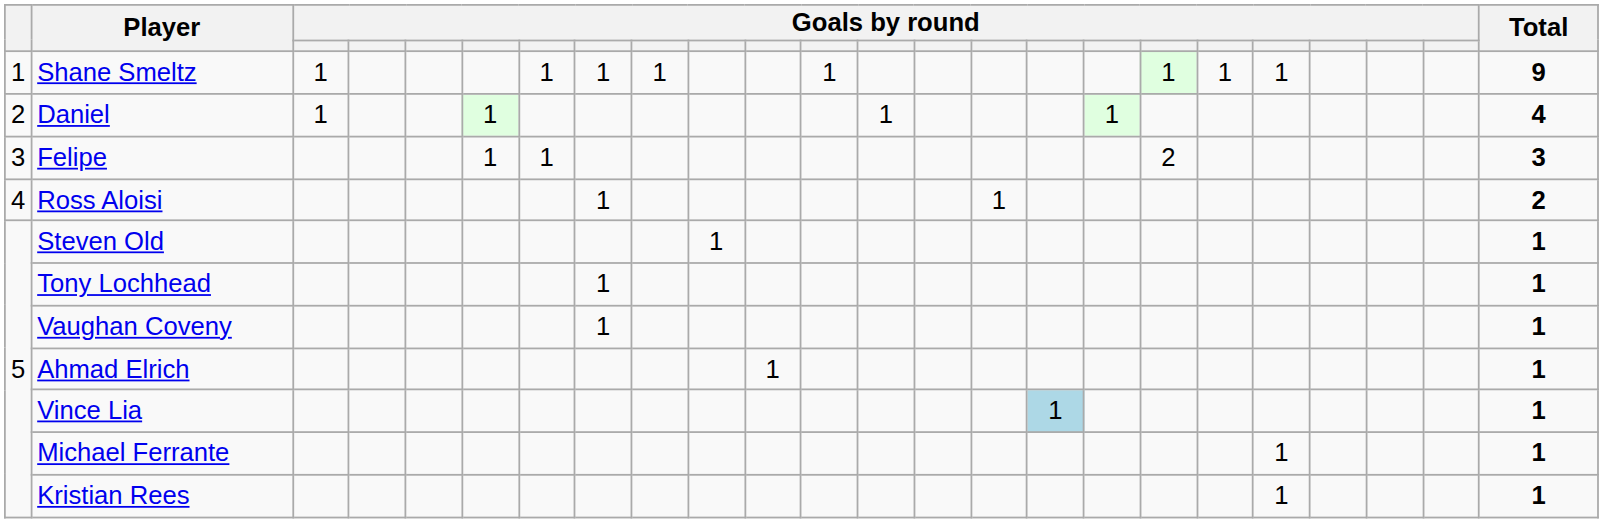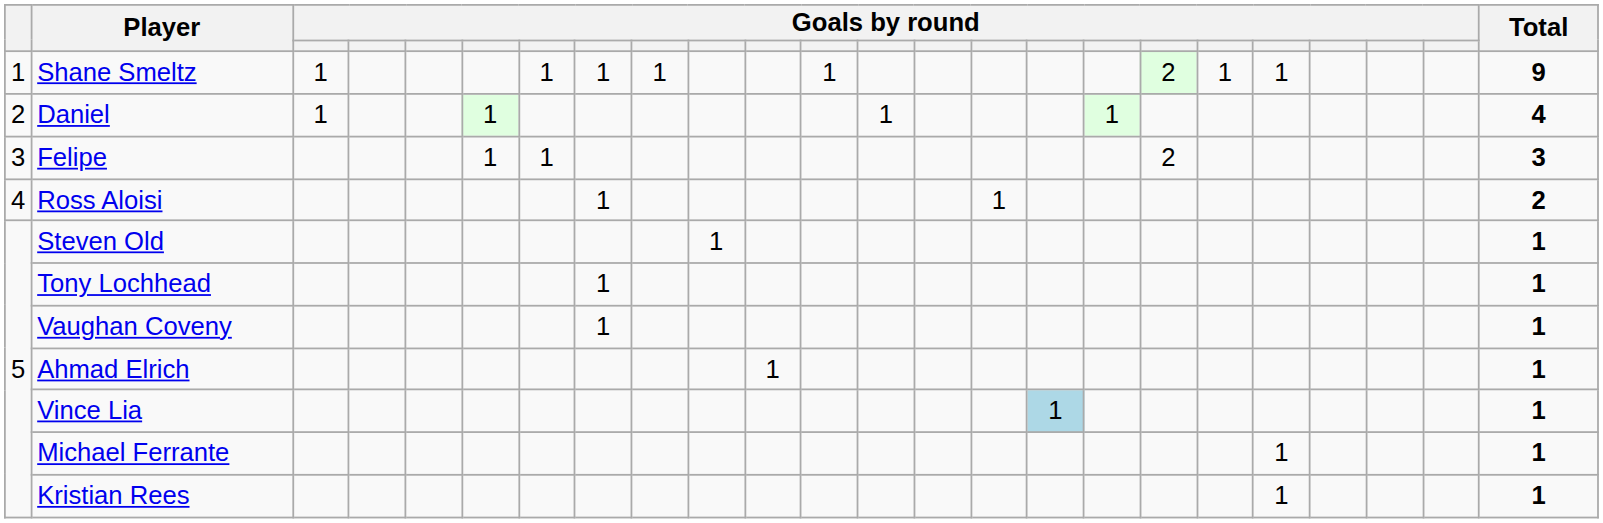(1168, 73) 1 -> (1168, 73) 2
